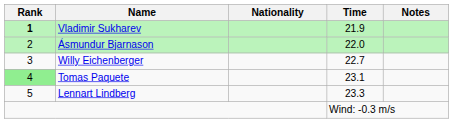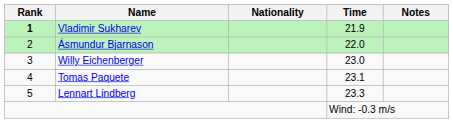(355, 61) 22.7 -> (355, 61) 23.0
(30, 77) lightgreen background -> (30, 77) no background
